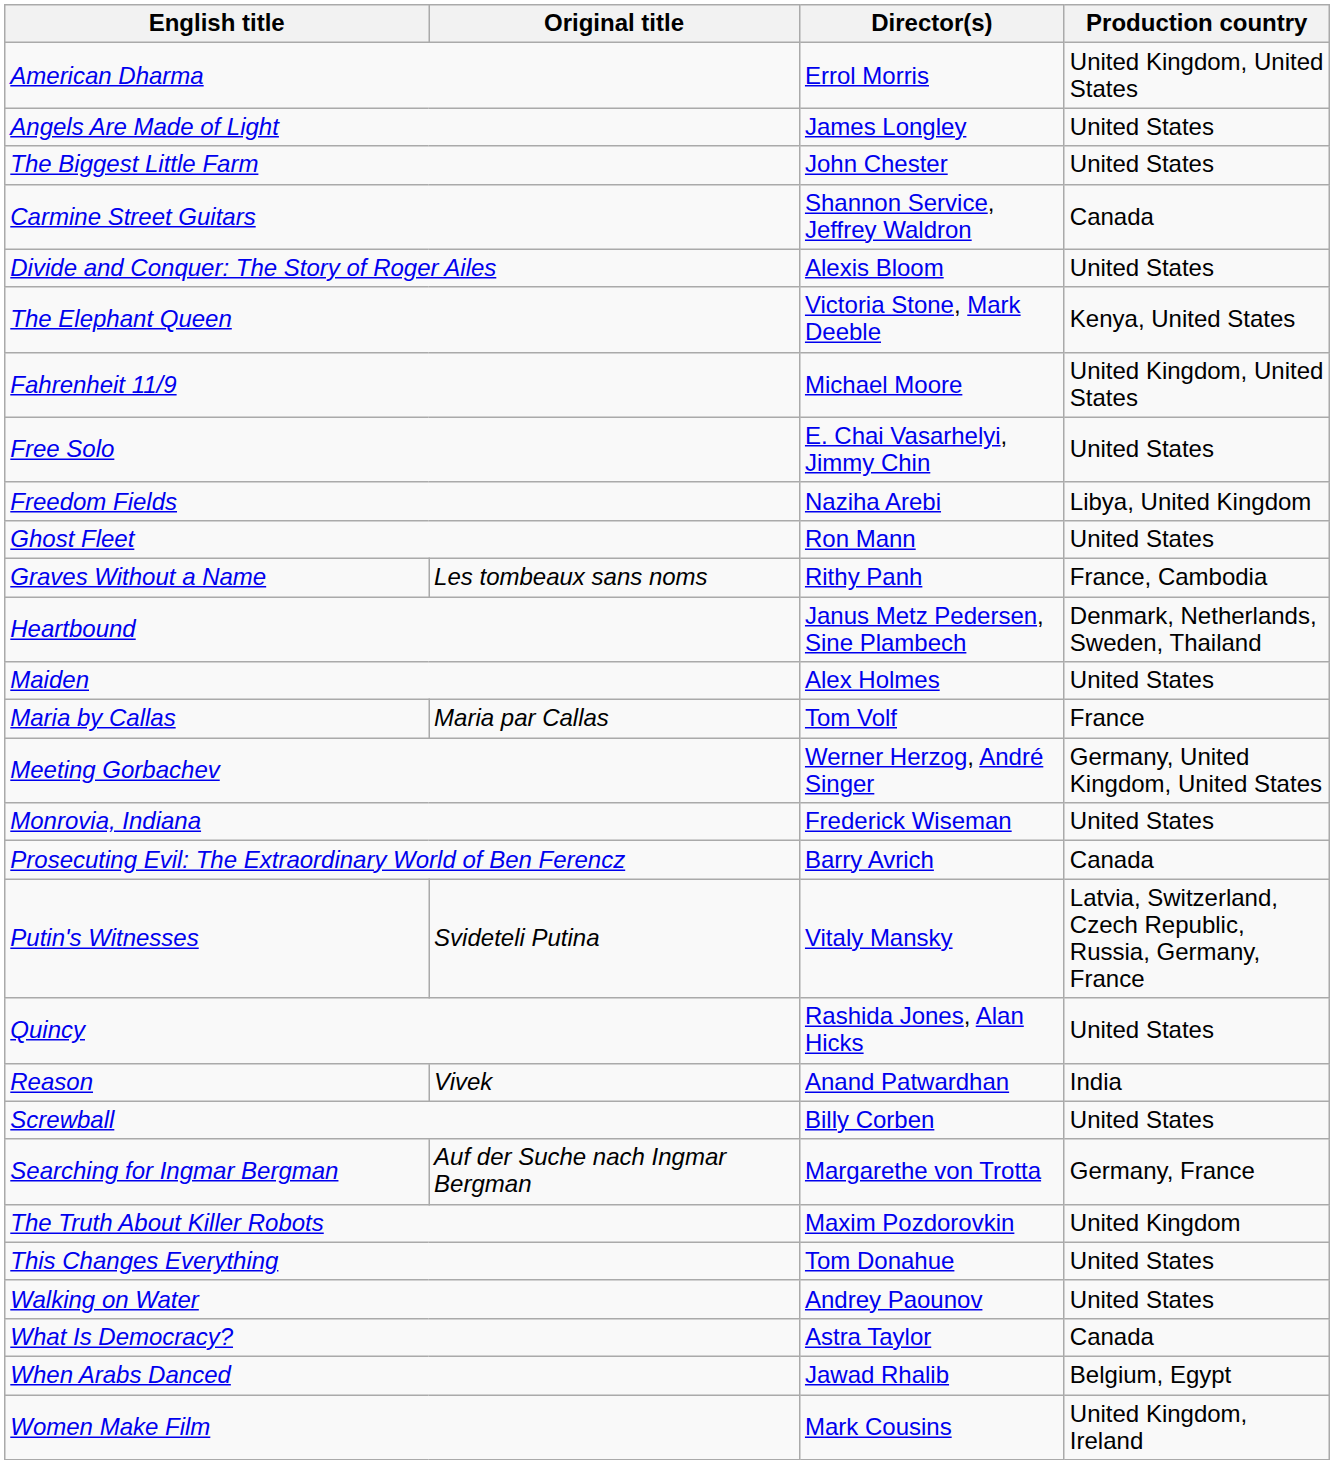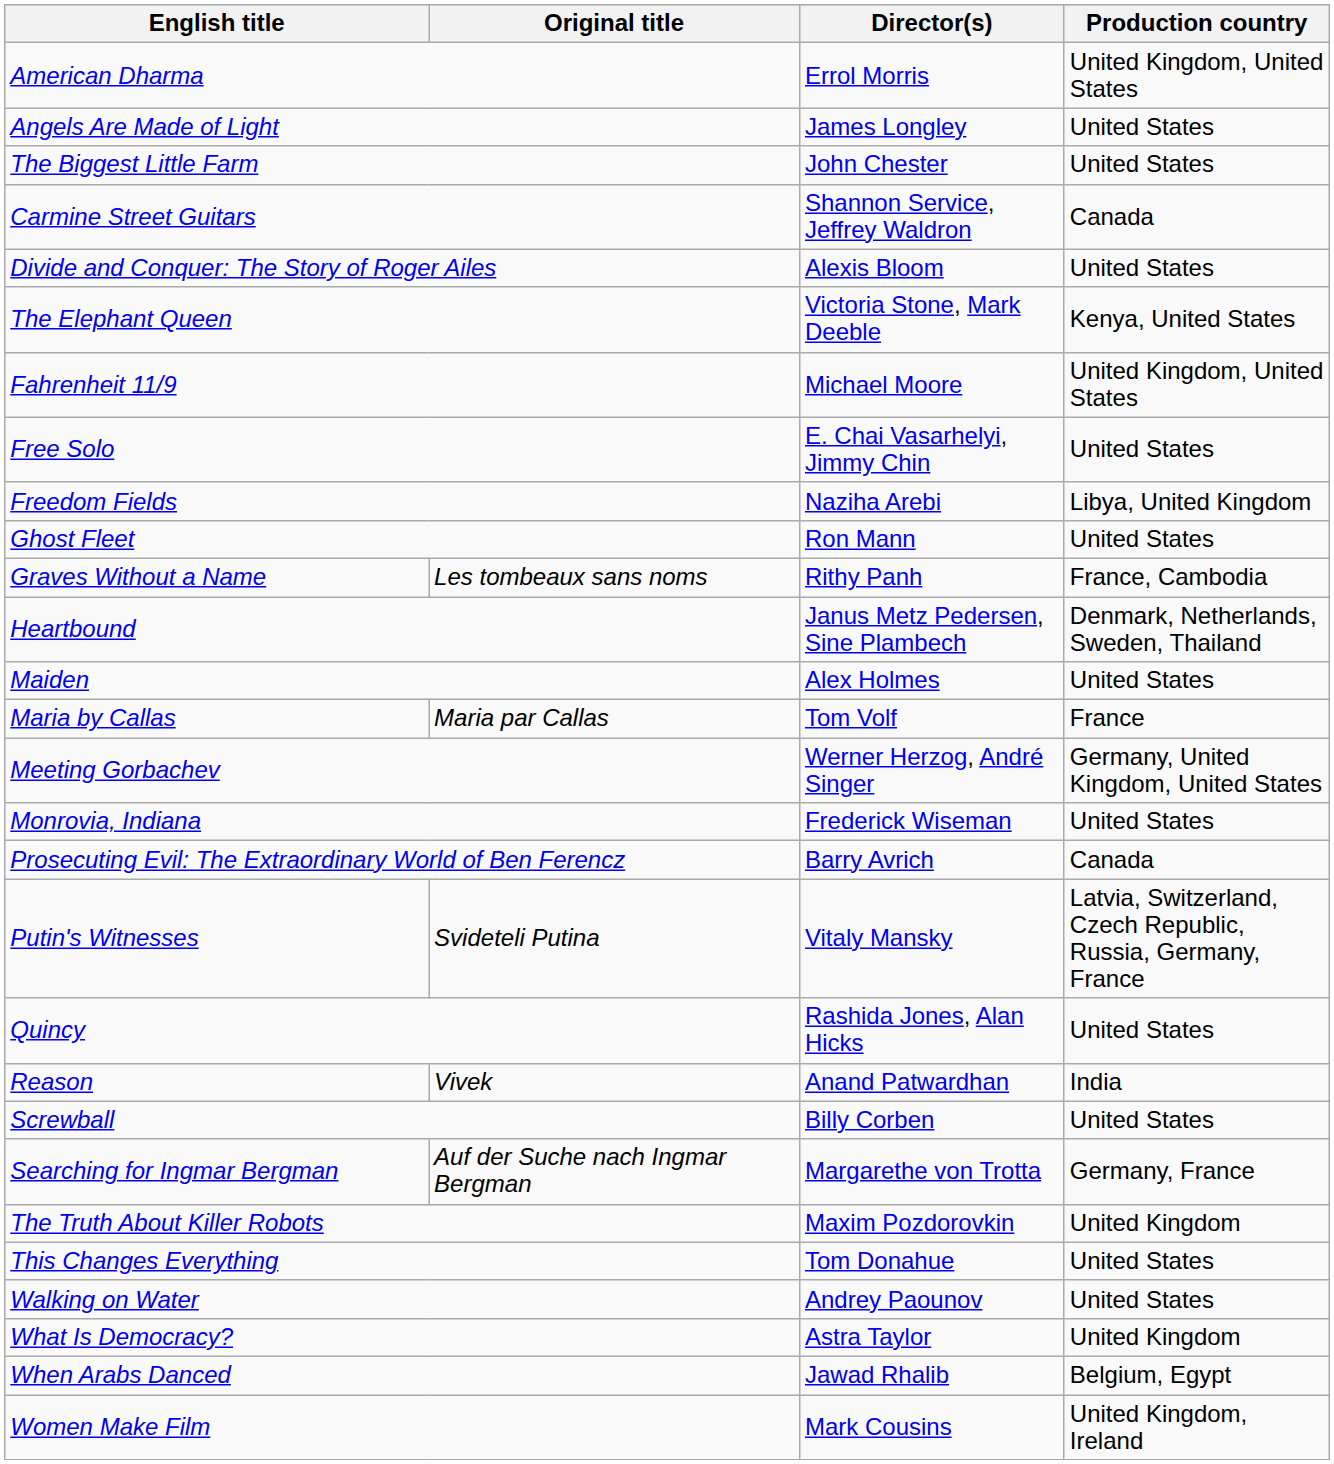(1112, 1337) Canada -> (1155, 1337) United Kingdom
